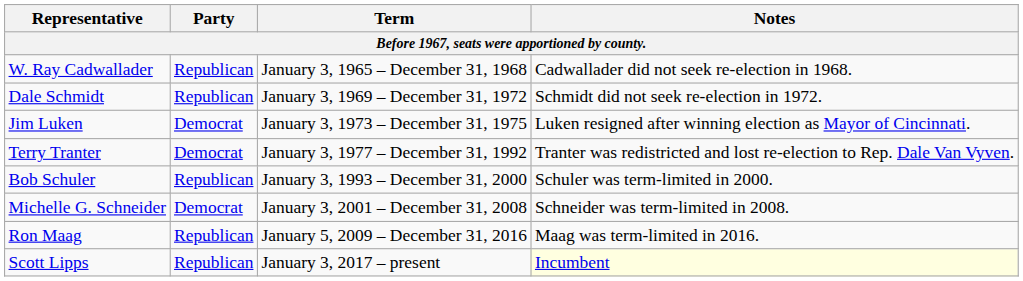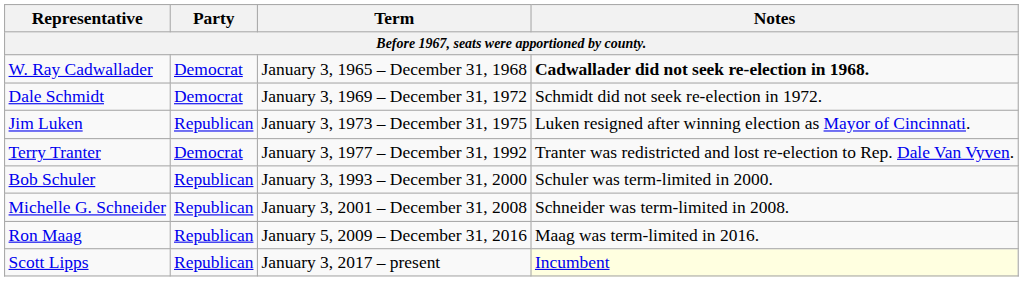(214, 68) Republican -> (208, 68) Democrat
(694, 68) normal -> (702, 68) bold
(214, 96) Republican -> (208, 96) Democrat
(208, 124) Democrat -> (214, 124) Republican
(208, 207) Democrat -> (214, 207) Republican
